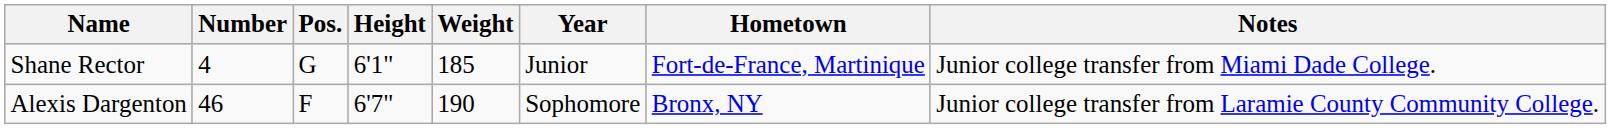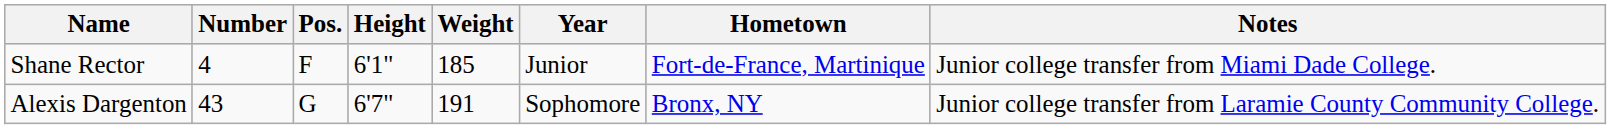(308, 63) G -> (306, 63) F
(211, 103) 46 -> (211, 103) 43
(306, 103) F -> (308, 103) G
(456, 103) 190 -> (456, 103) 191
